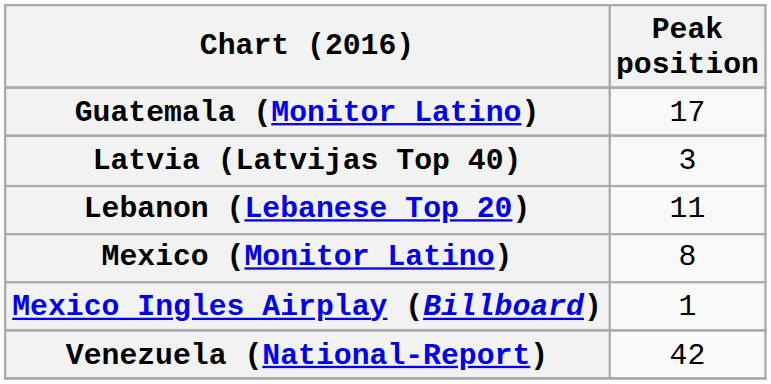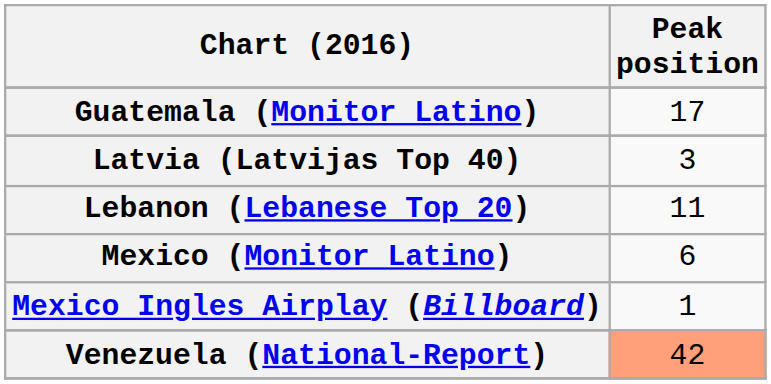(687, 258) 8 -> (687, 258) 6
(687, 355) no background -> (687, 355) lightsalmon background
